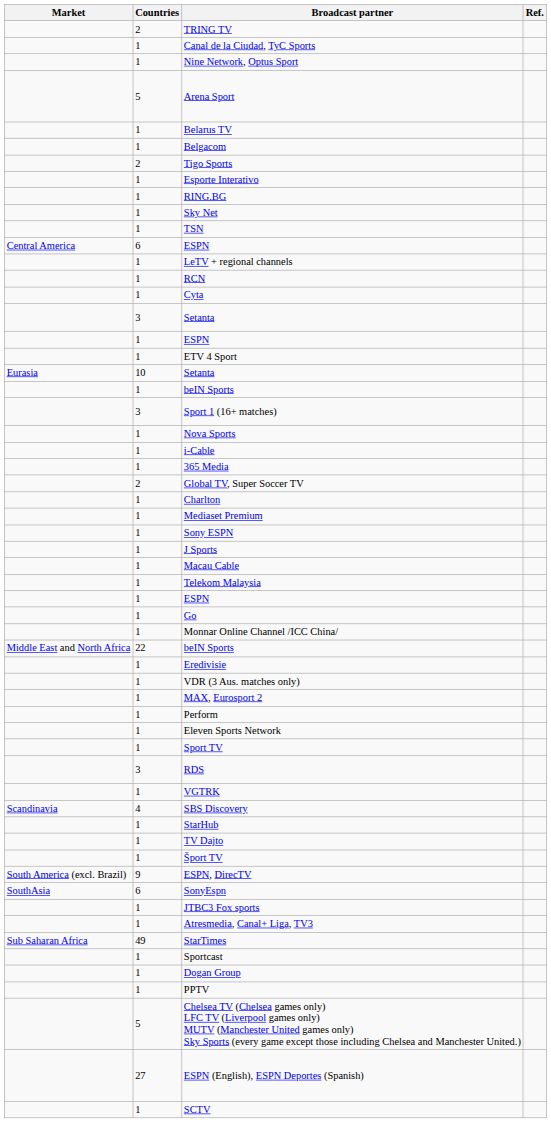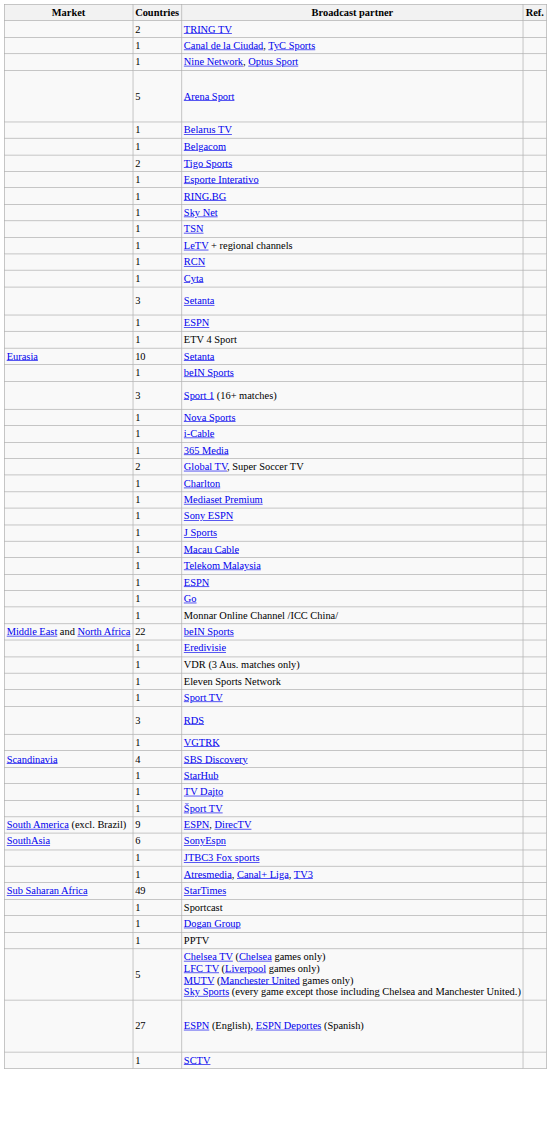- row: (138, 245)
- row: (138, 698)
- row: (138, 714)
